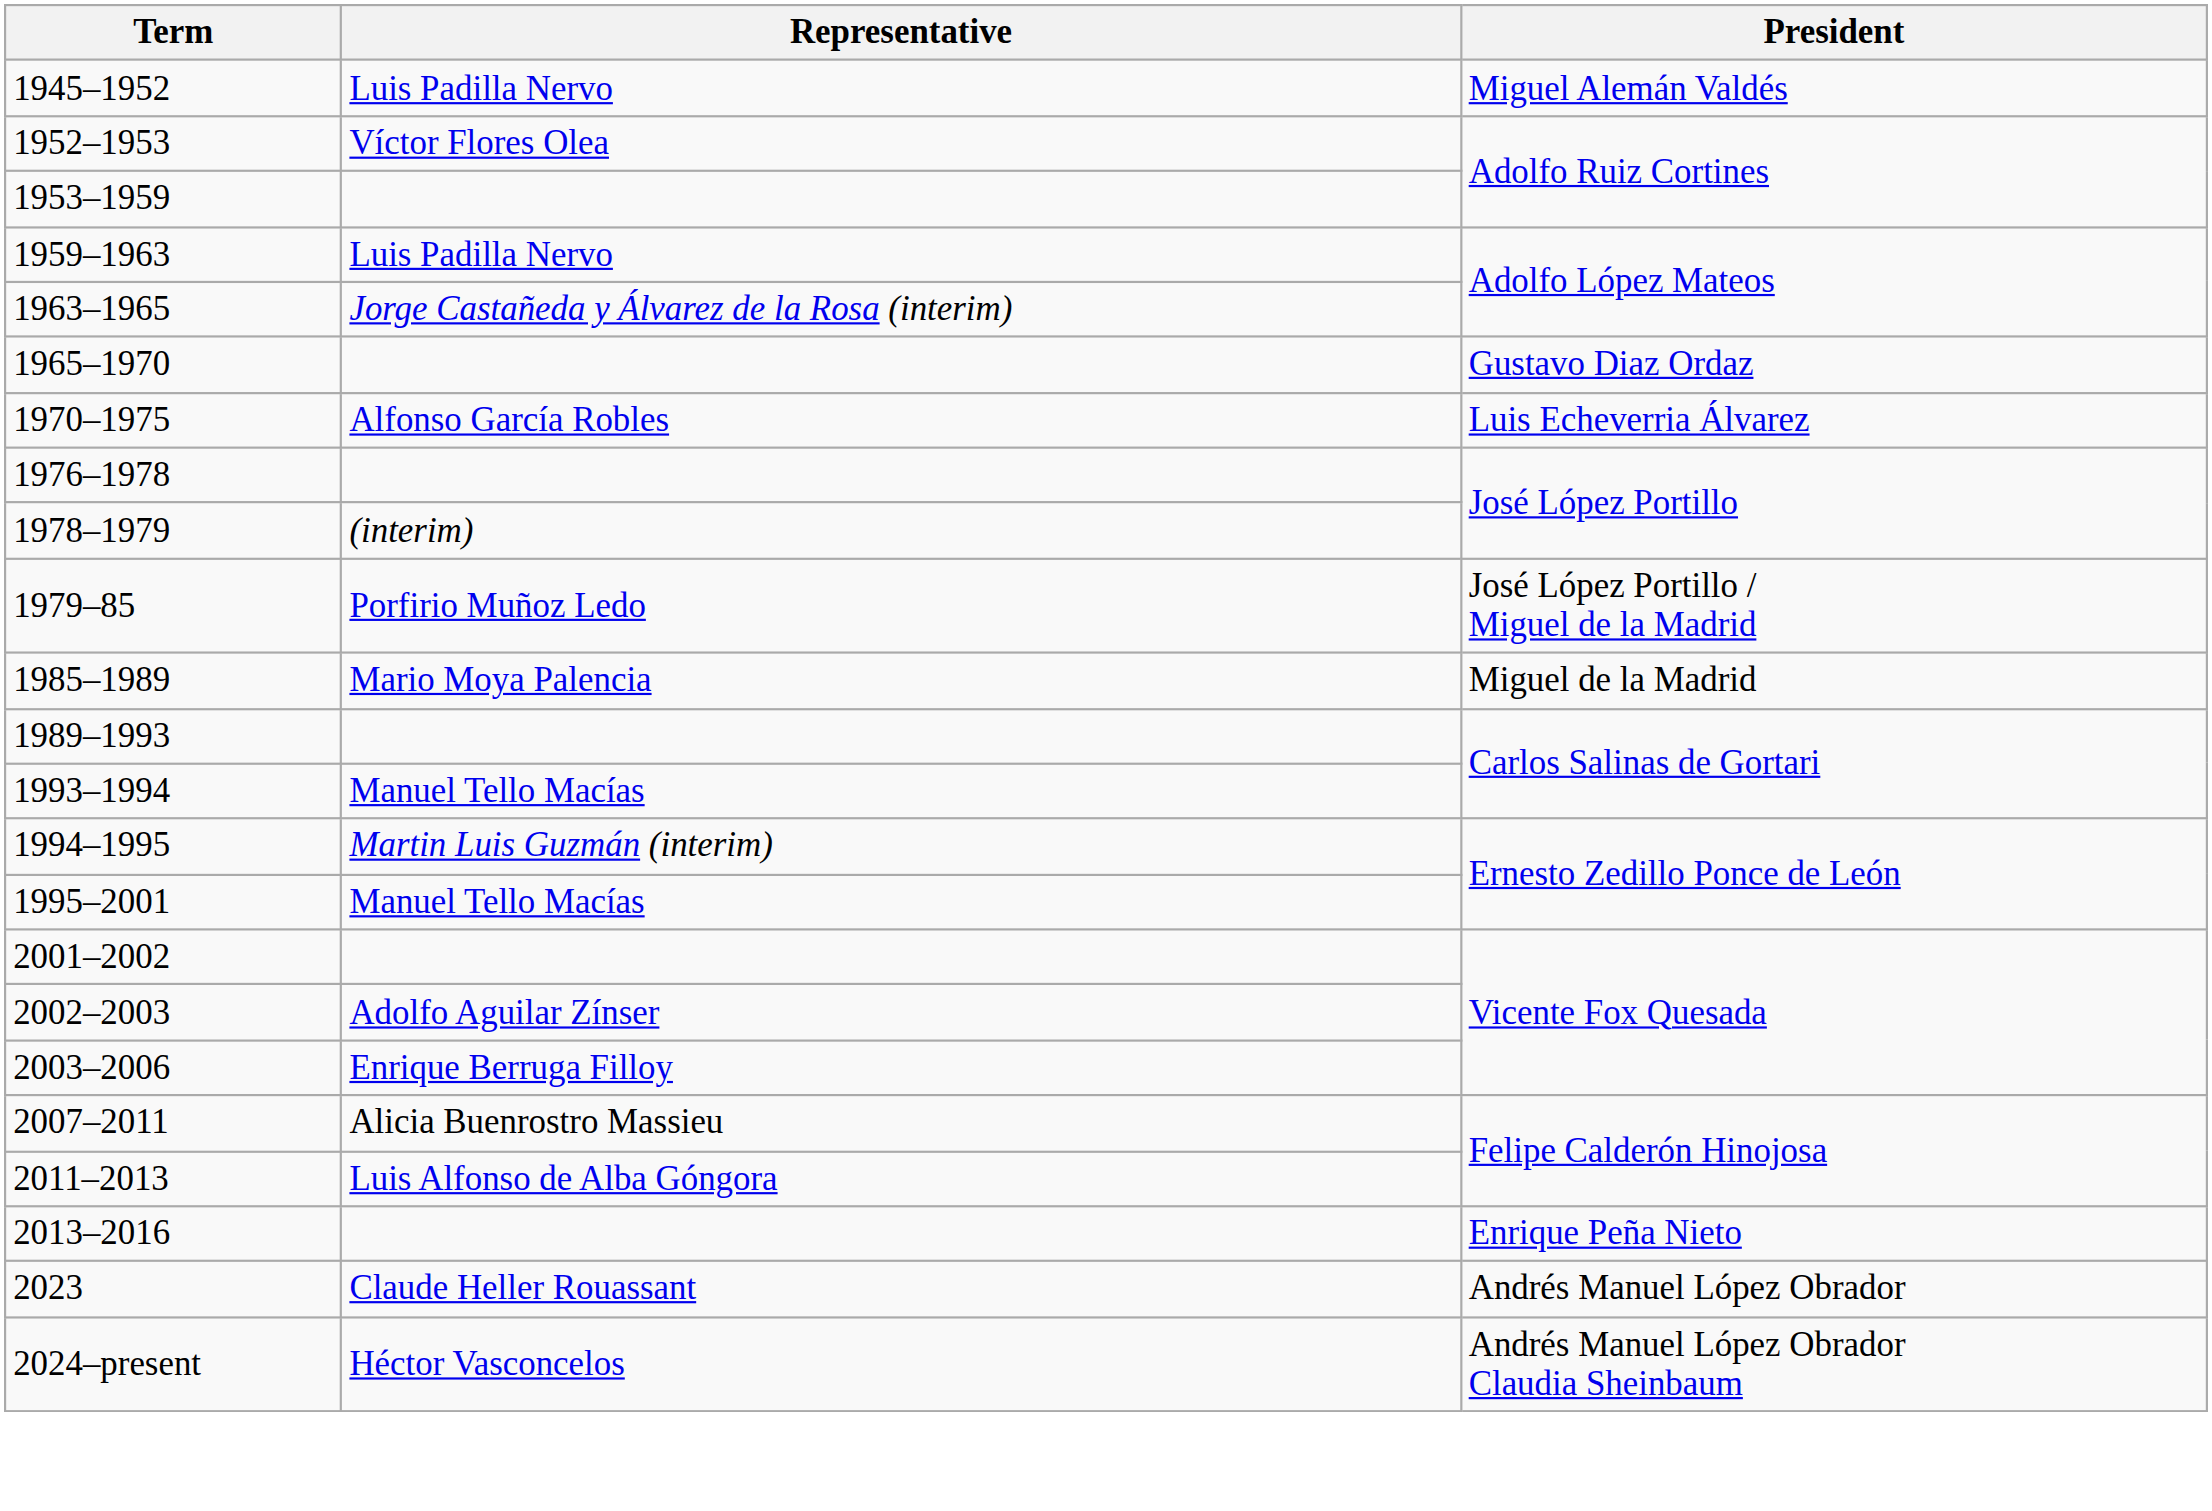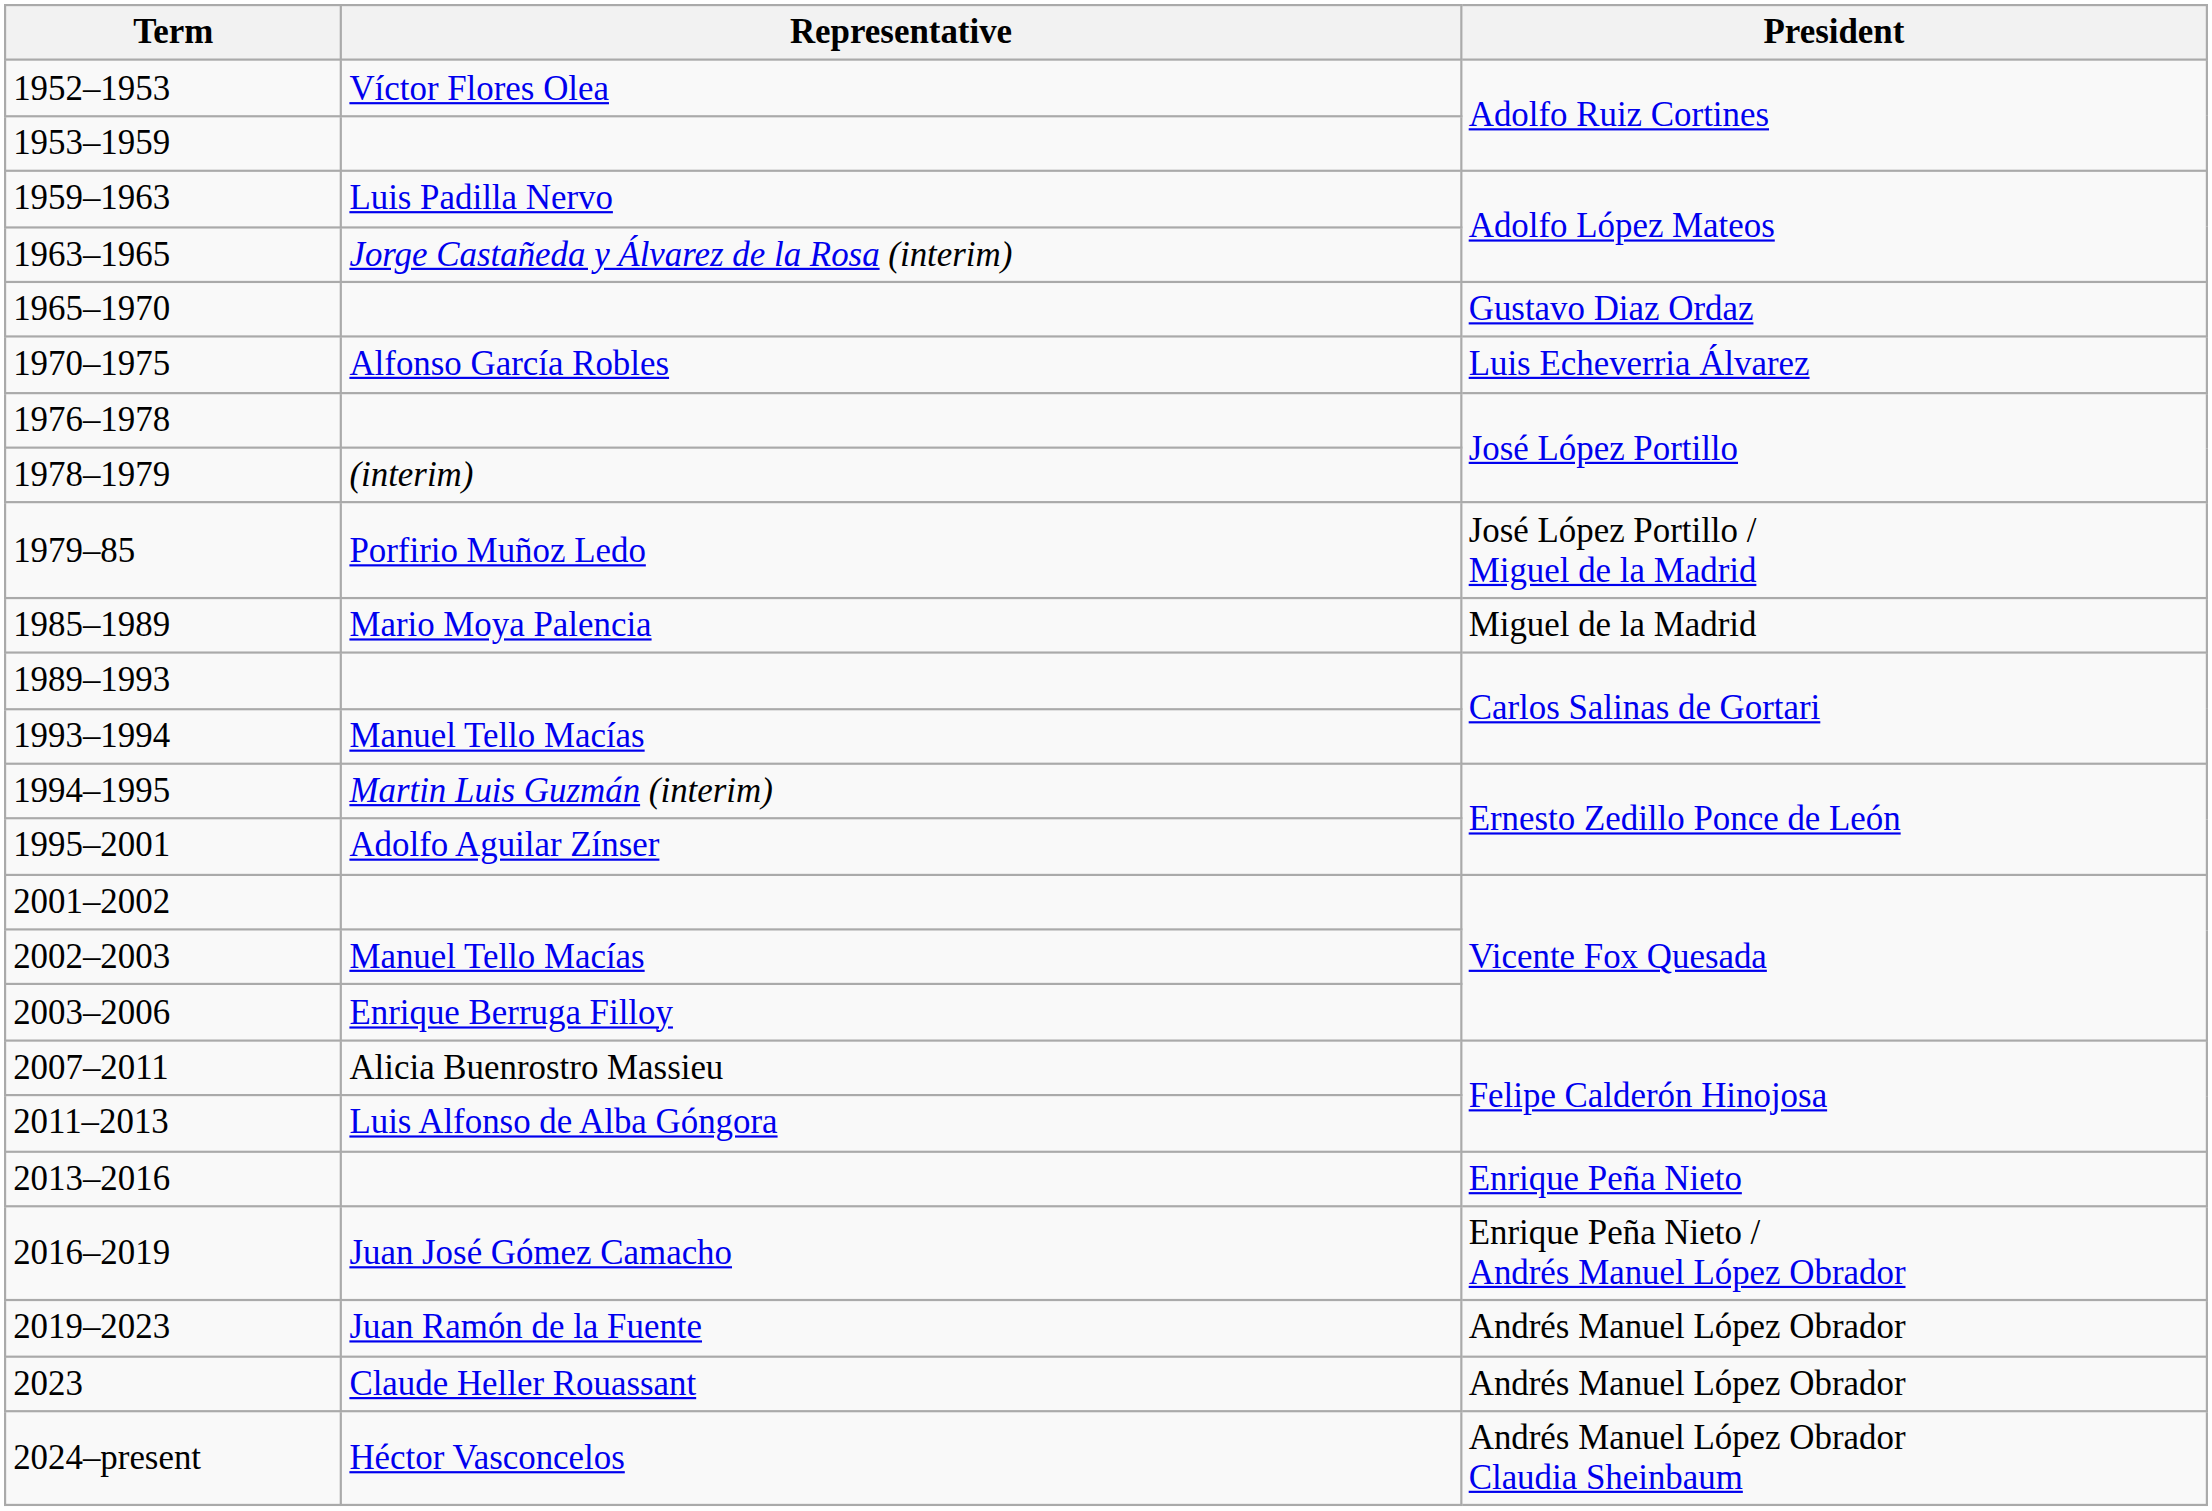- row: (92, 87)
(497, 901) Manuel Tello Macías -> (504, 845) Adolfo Aguilar Zínser
(504, 1011) Adolfo Aguilar Zínser -> (497, 956) Manuel Tello Macías
+ row: (92, 1252)
+ row: (92, 1327)
